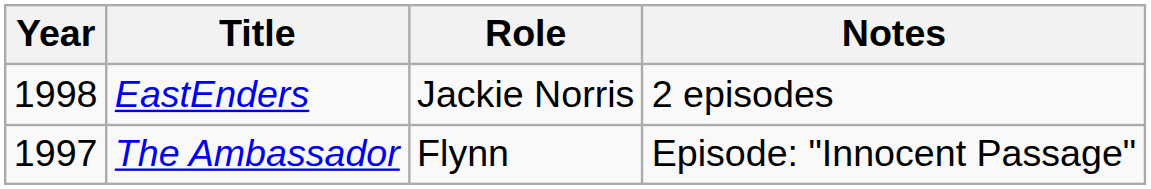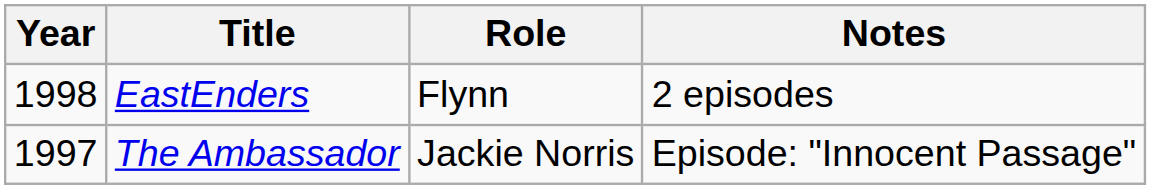(526, 93) Jackie Norris -> (463, 93) Flynn
(463, 153) Flynn -> (526, 153) Jackie Norris
